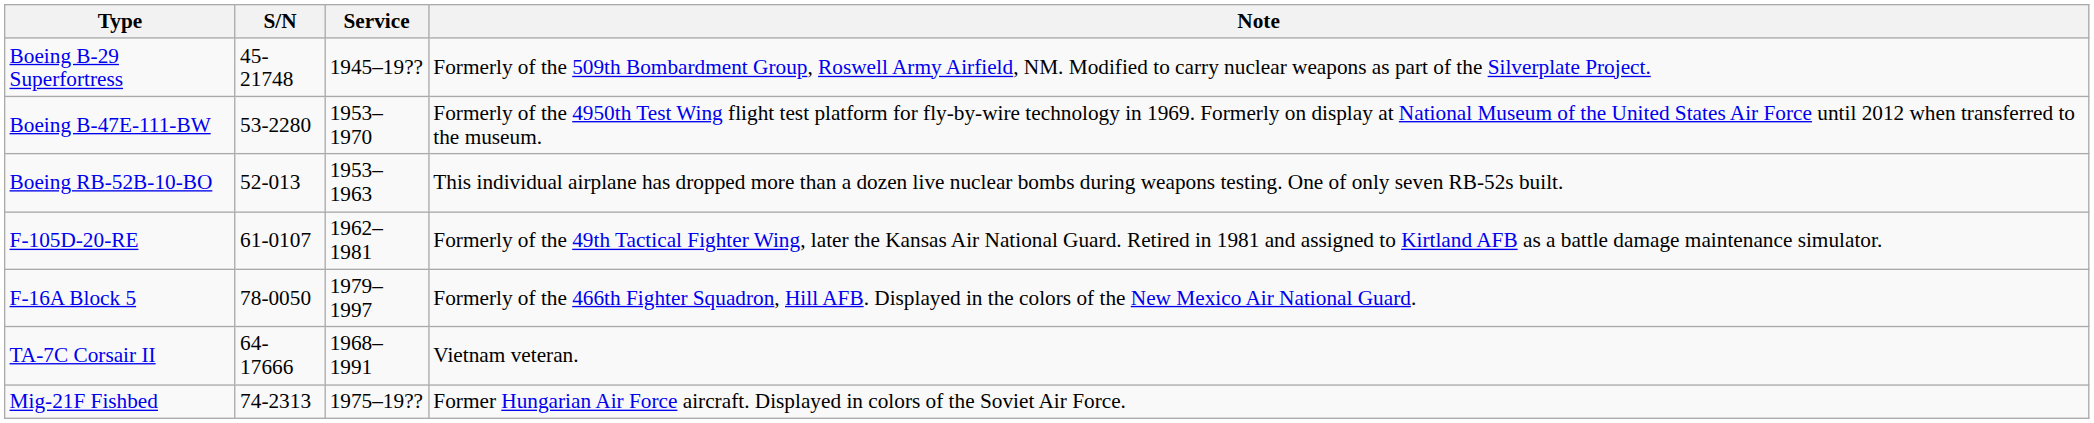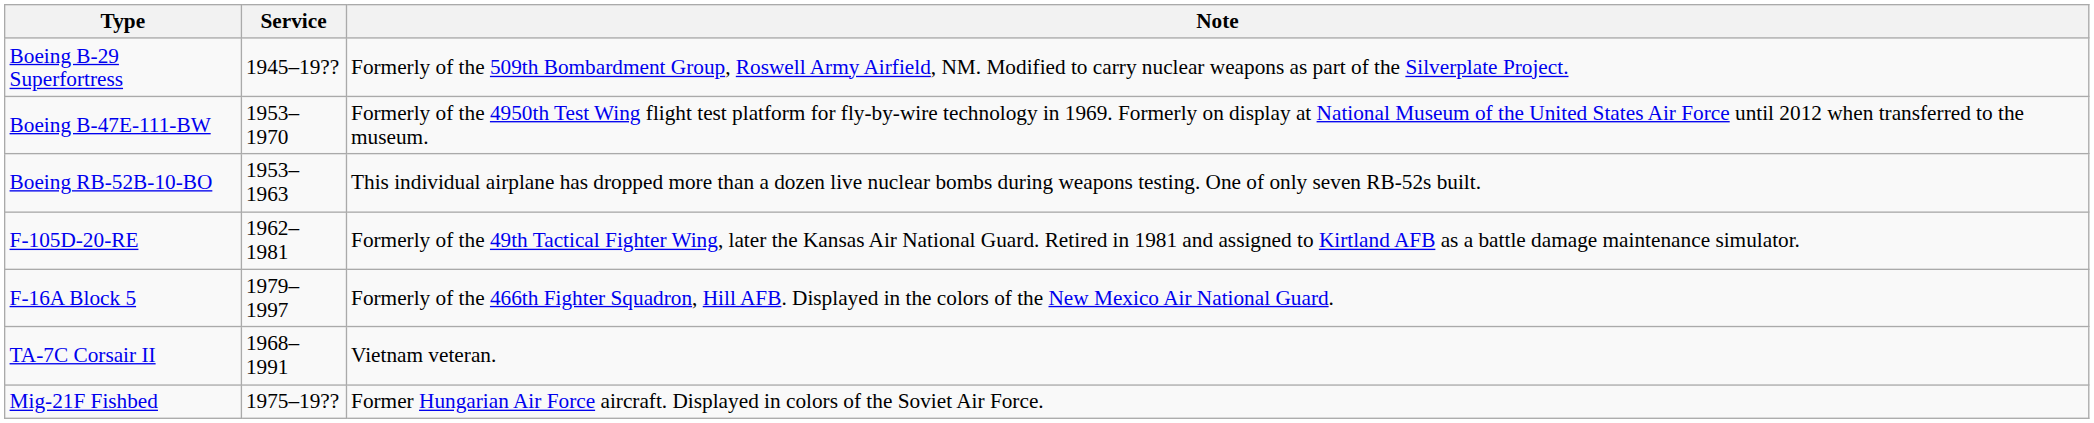- column: (280, 21)
